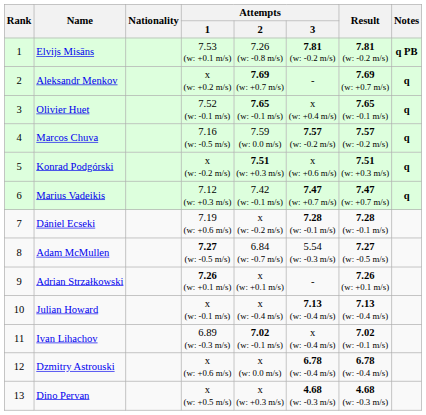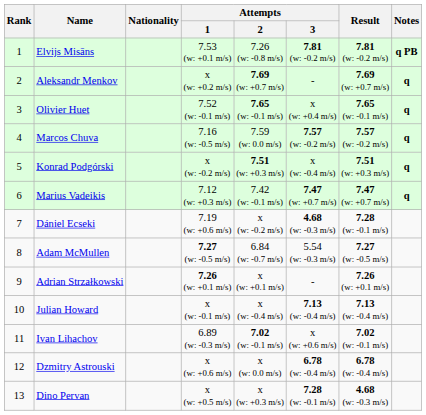(313, 166) x (w: +0.6 m/s) -> (313, 166) x (w: -0.4 m/s)
(313, 224) 7.28 (w: -0.1 m/s) -> (313, 224) 4.68 (w: -0.3 m/s)
(313, 338) x (w: -0.4 m/s) -> (313, 338) x (w: +0.6 m/s)
(313, 395) 4.68 (w: -0.3 m/s) -> (313, 395) 7.28 (w: -0.1 m/s)
